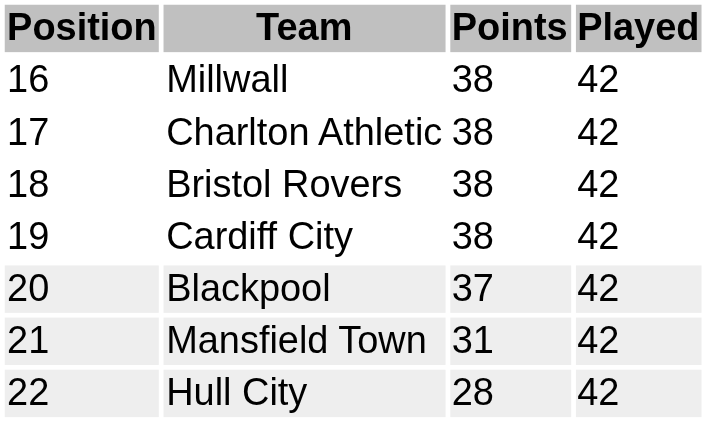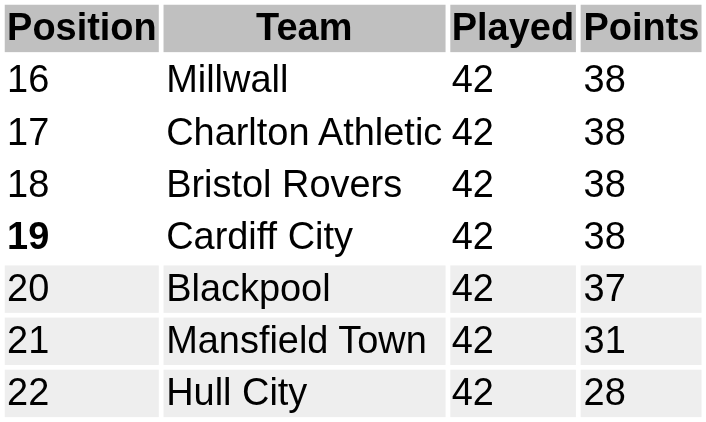columns swapped: (638, 27) <-> (510, 27)
(28, 236) normal -> (28, 236) bold
